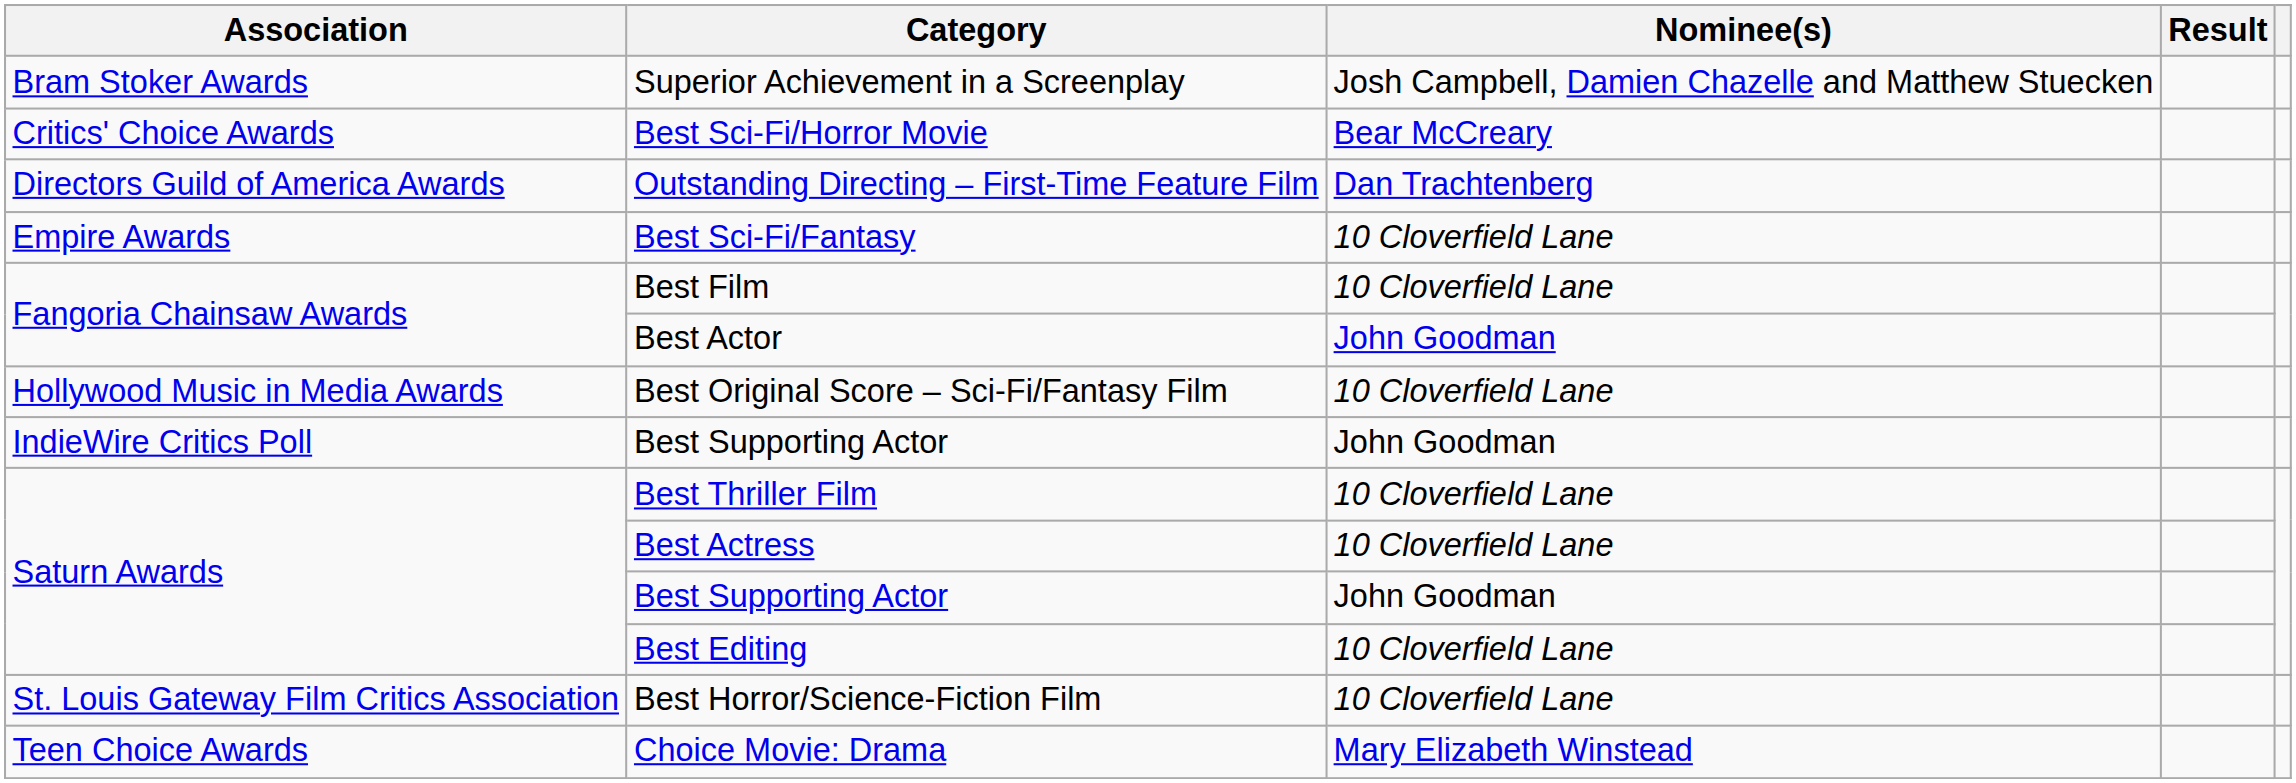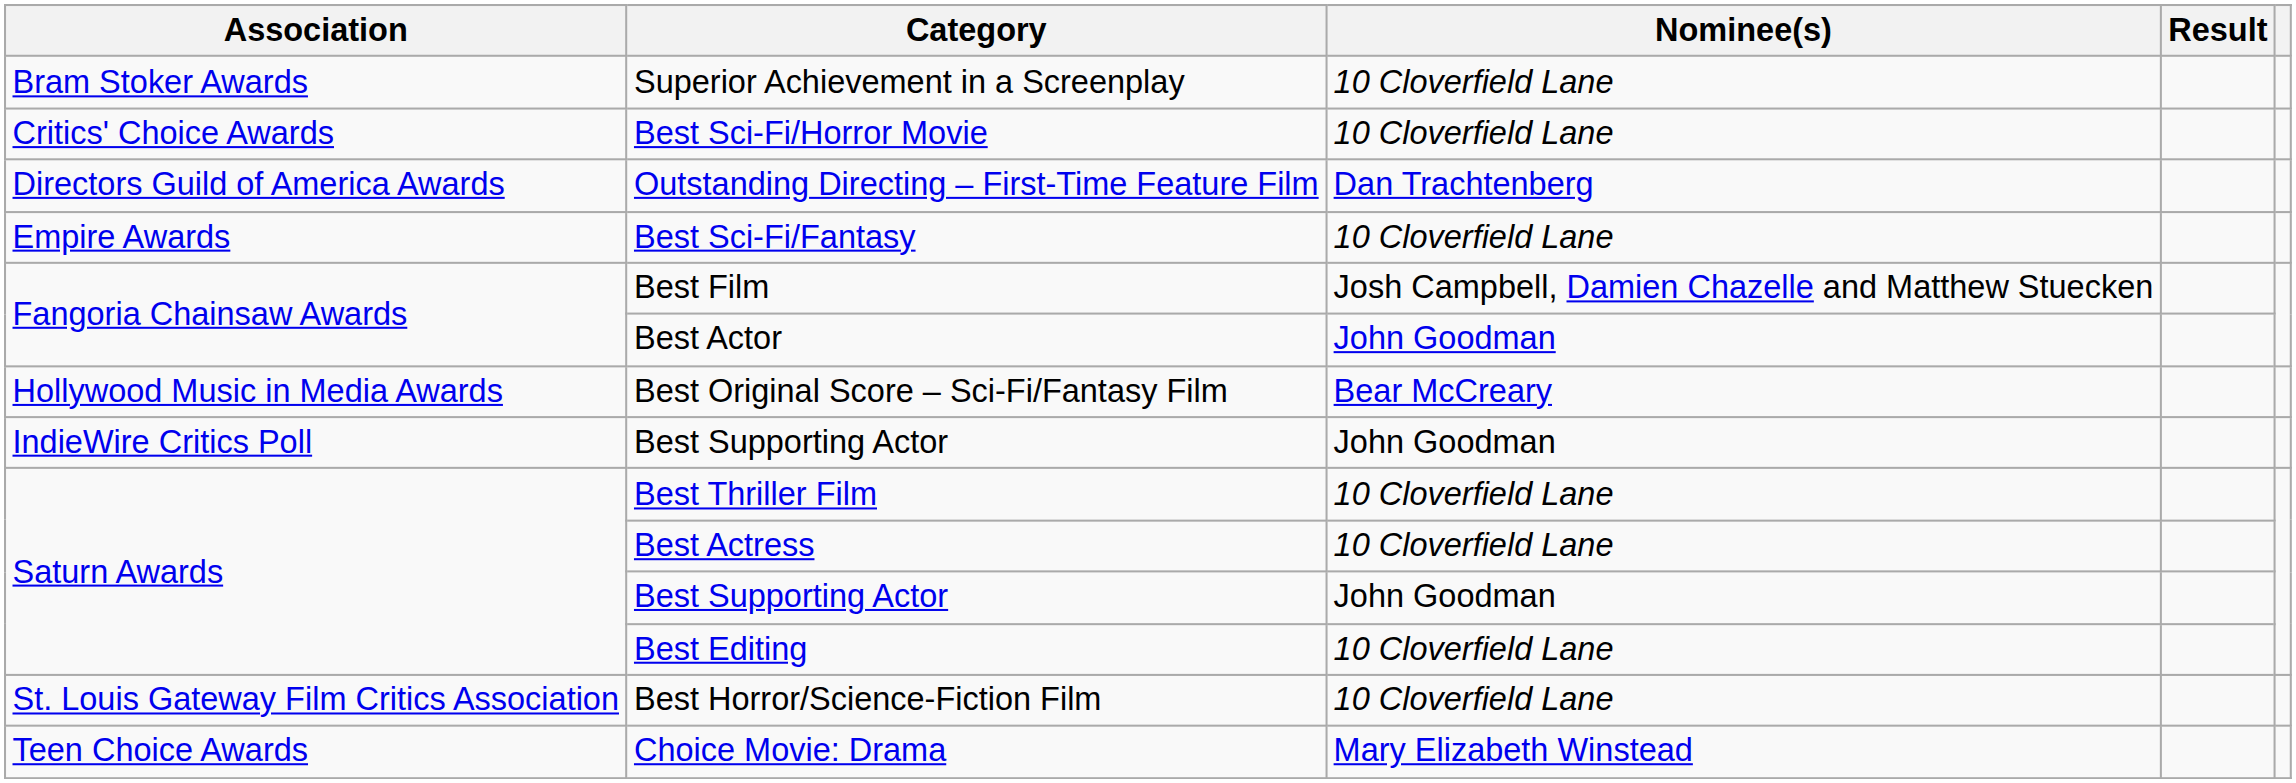(1743, 81) Josh Campbell, Damien Chazelle and Matthew Stuecken -> (1474, 81) 10 Cloverfield Lane
(1443, 133) Bear McCreary -> (1474, 133) 10 Cloverfield Lane
(1474, 287) 10 Cloverfield Lane -> (1743, 287) Josh Campbell, Damien Chazelle and Matthew Stuecken
(1474, 390) 10 Cloverfield Lane -> (1443, 390) Bear McCreary
